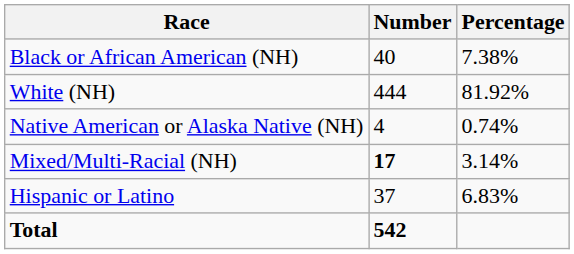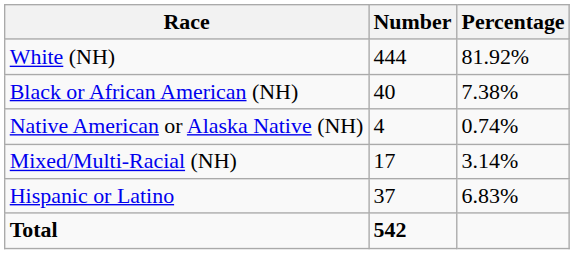rows swapped: (62, 91) <-> (154, 56)
(384, 160) bold -> (384, 160) normal
